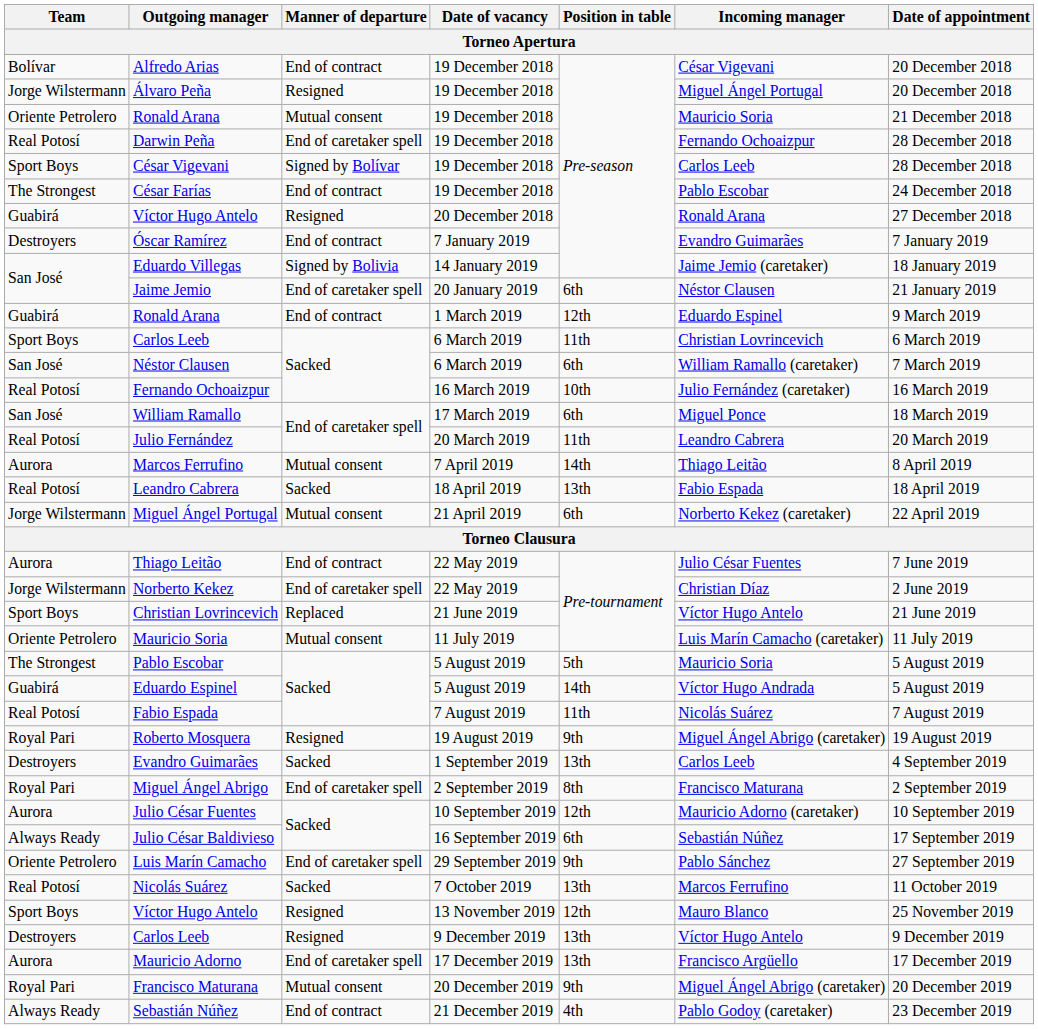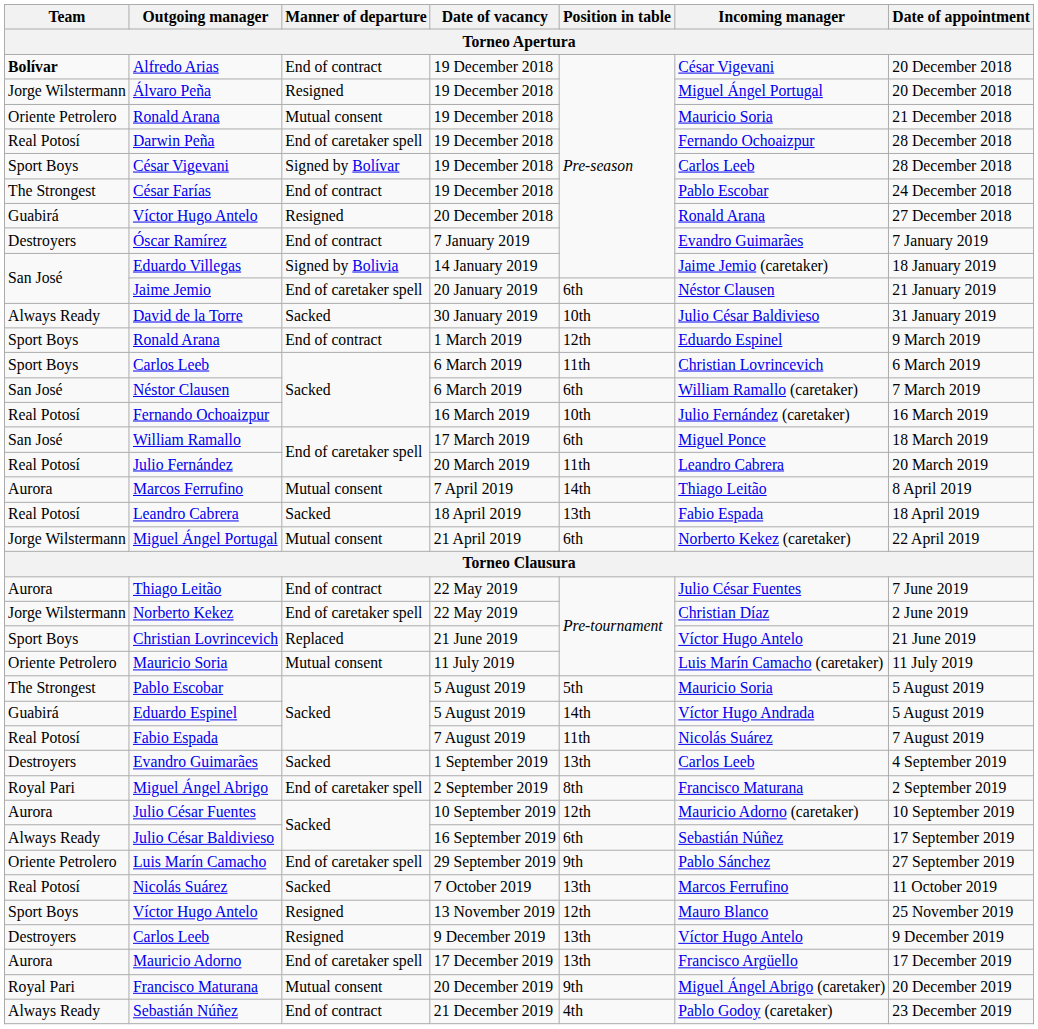(32, 66) normal -> (33, 66) bold
+ row: (188, 315)
(33, 315) Guabirá -> (43, 340) Sport Boys
- row: (192, 738)
